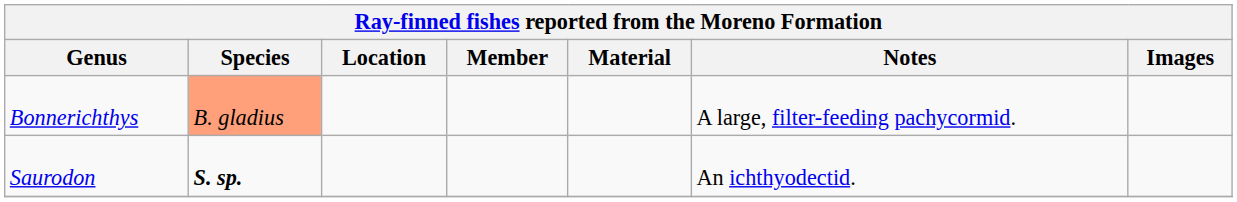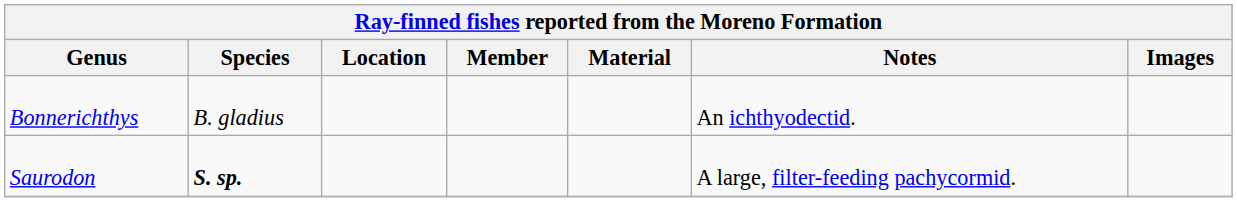(239, 117) lightsalmon background -> (239, 117) no background
(856, 117) A large, filter-feeding pachycormid. -> (776, 117) An ichthyodectid.
(776, 177) An ichthyodectid. -> (856, 177) A large, filter-feeding pachycormid.
